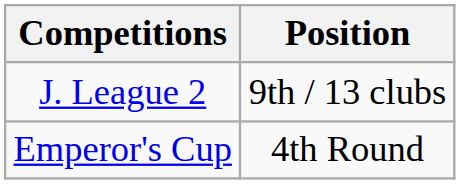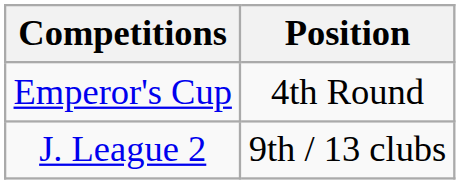rows swapped: (123, 91) <-> (123, 149)
